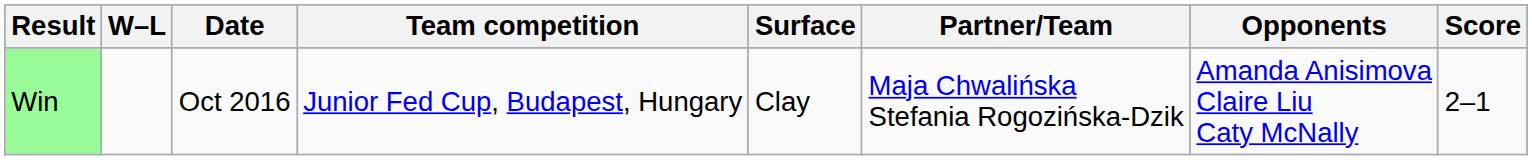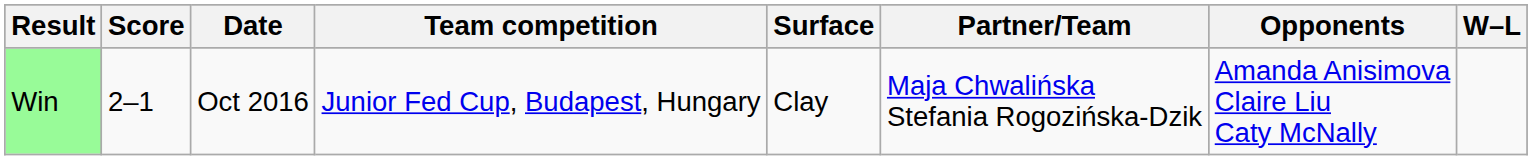columns swapped: (137, 26) <-> (1483, 26)
